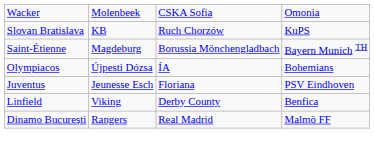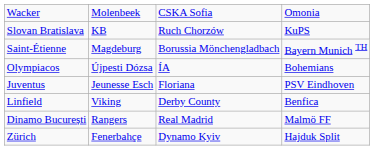+ row: (21, 136)
